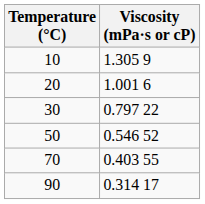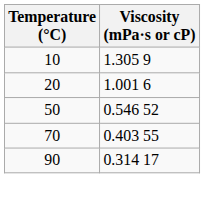- row: (52, 110)
